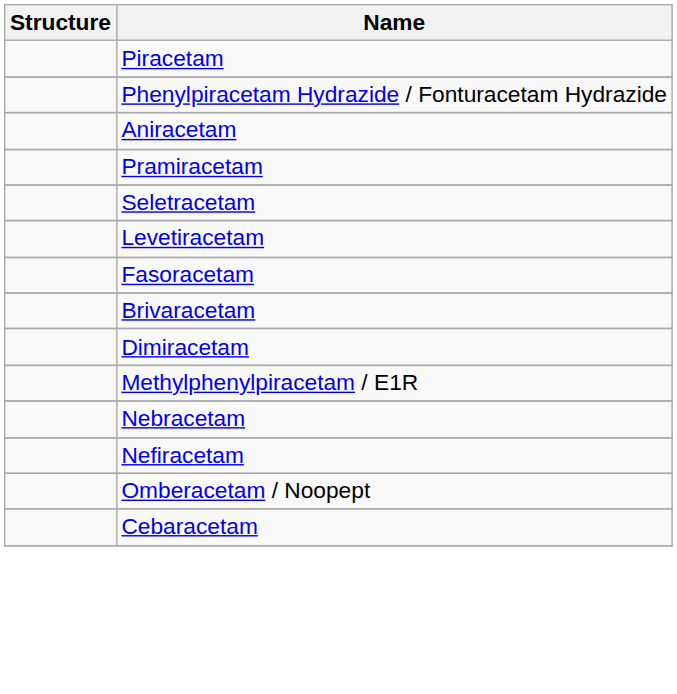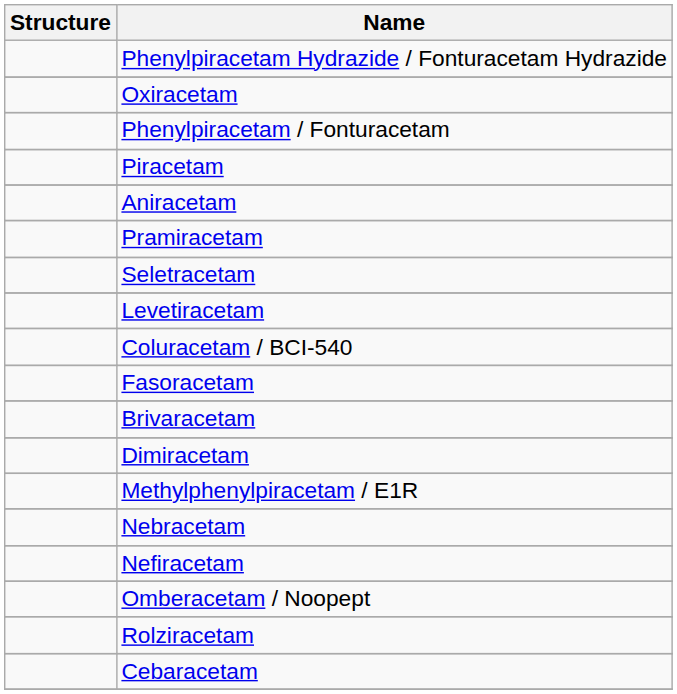rows swapped: (173, 58) <-> (394, 94)
+ row: (179, 94)
+ row: (286, 130)
+ row: (237, 346)
+ row: (188, 635)
